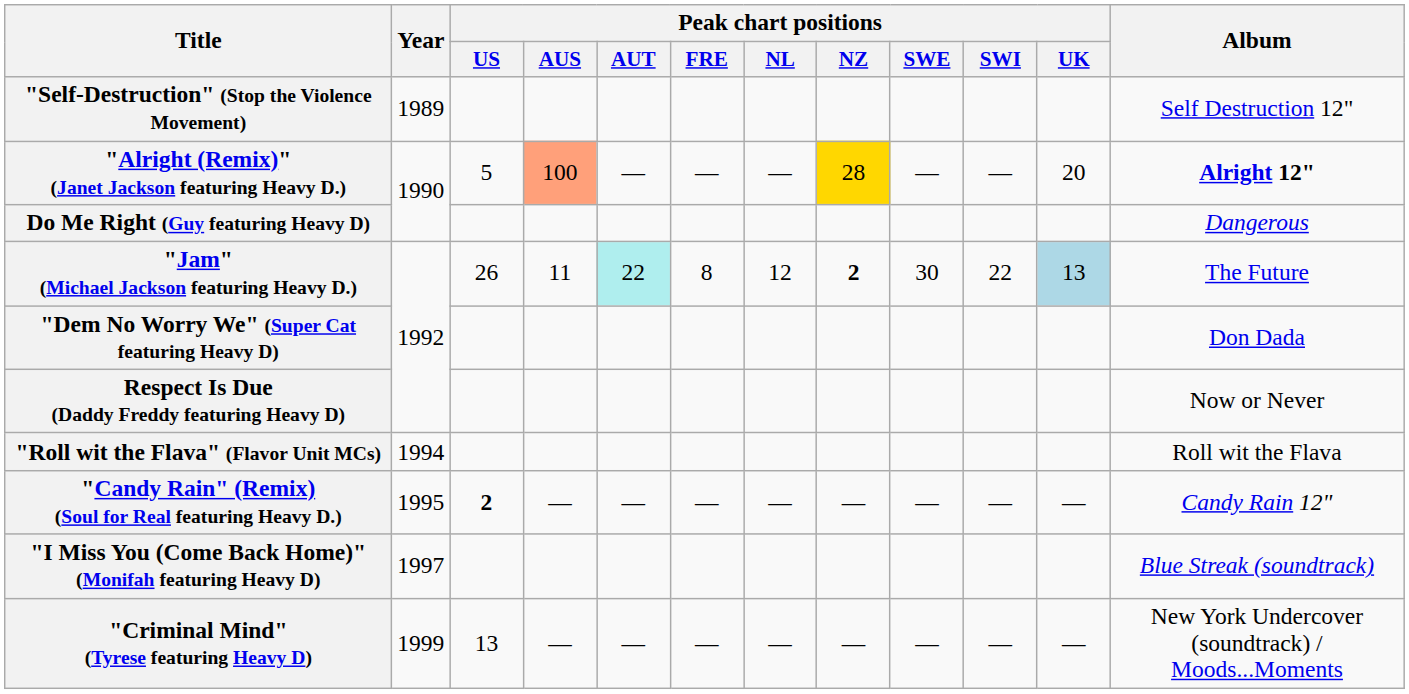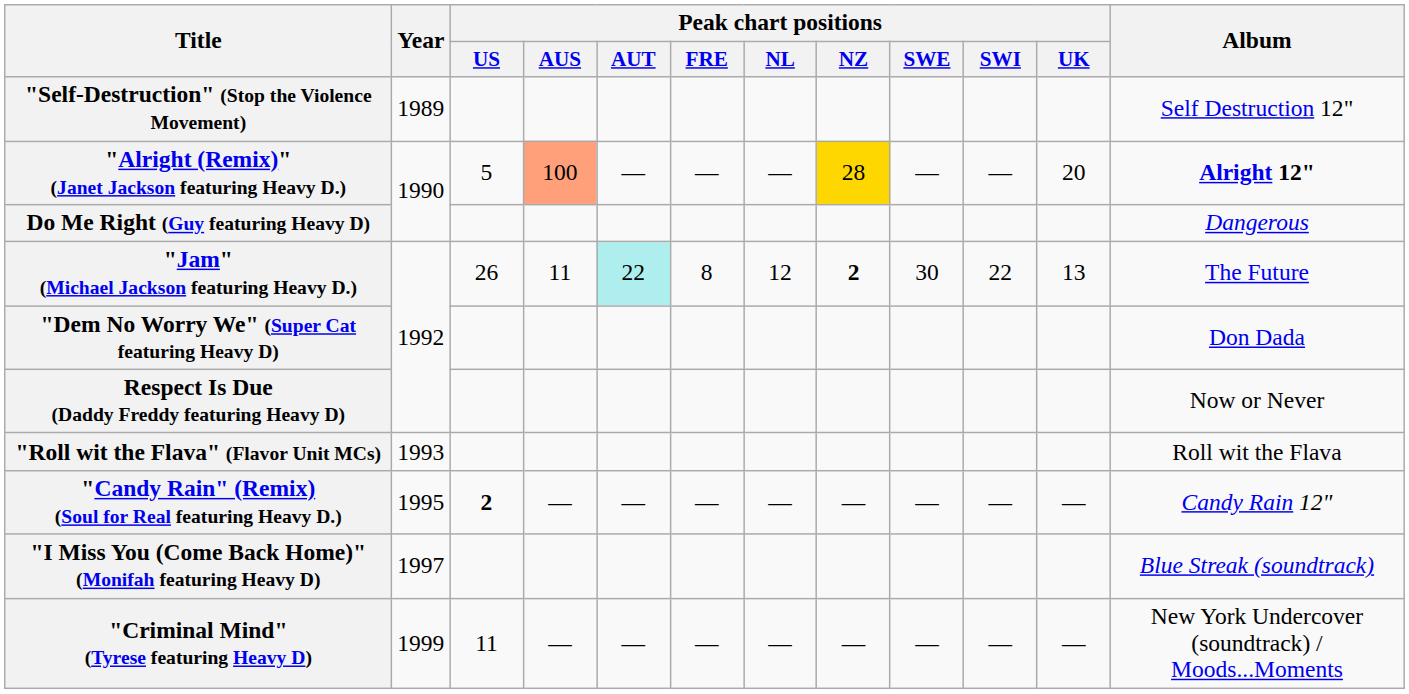(1074, 273) lightblue background -> (1074, 273) no background
(421, 451) 1994 -> (421, 451) 1993
(486, 642) 13 -> (486, 642) 11
